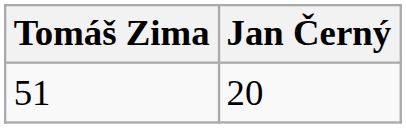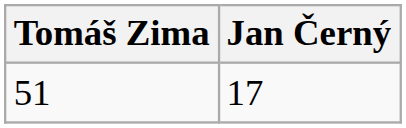(245, 92) 20 -> (245, 92) 17
